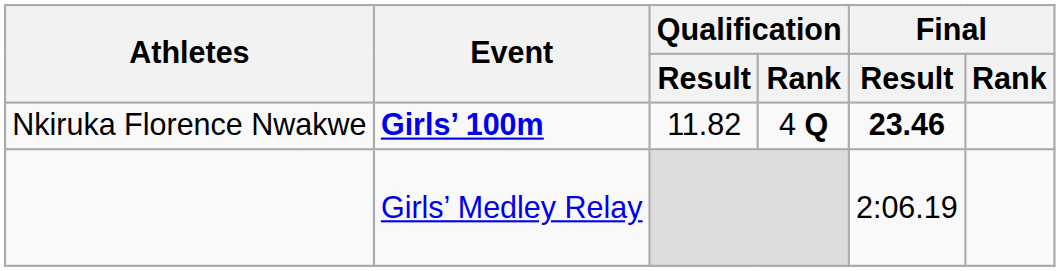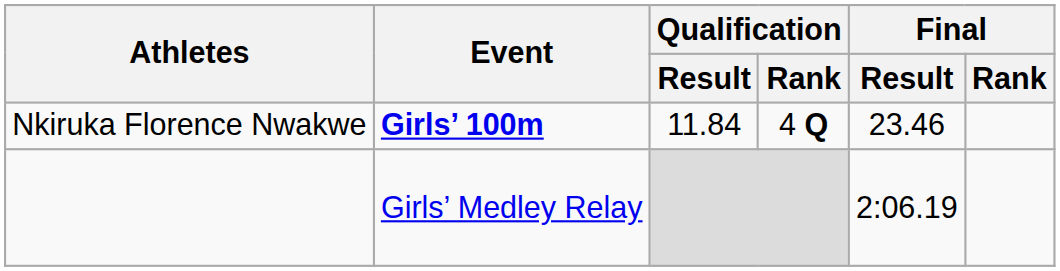(704, 126) 11.82 -> (704, 126) 11.84
(907, 126) bold -> (907, 126) normal
